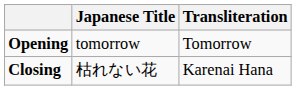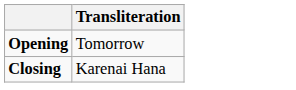- column: (125, 17)
